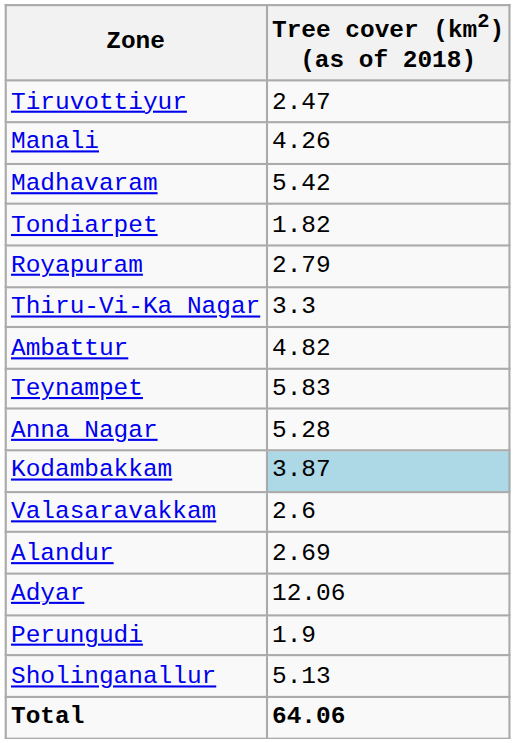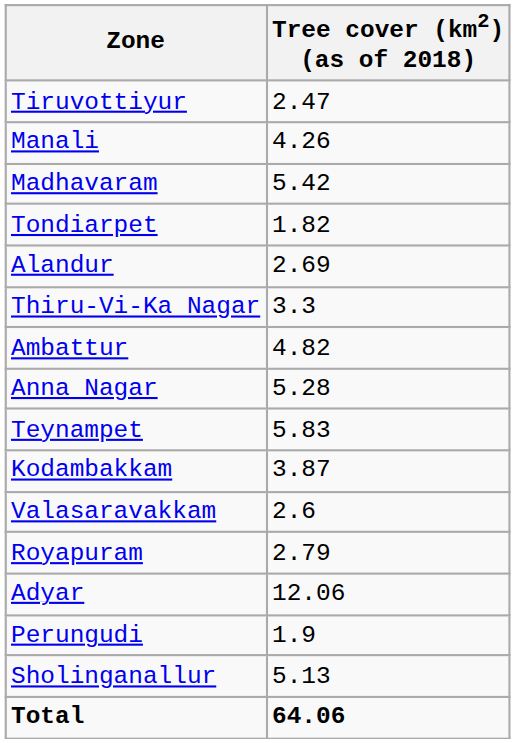rows swapped: (77, 266) <-> (62, 553)
rows swapped: (84, 430) <-> (77, 389)
(301, 471) lightblue background -> (301, 471) no background
